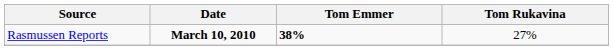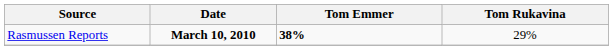(525, 34) 27% -> (525, 34) 29%
